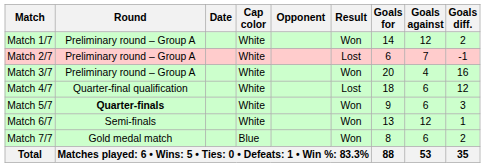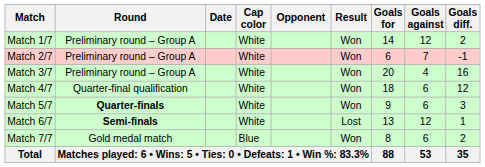(351, 56) Lost -> (351, 56) Won
(351, 89) Lost -> (351, 89) Won
(130, 121) normal -> (130, 121) bold
(351, 121) Won -> (351, 121) Lost
